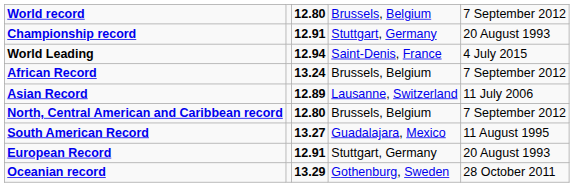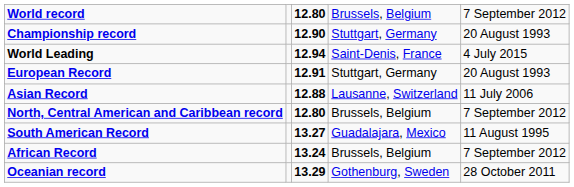(310, 34) 12.91 -> (310, 34) 12.90
rows swapped: (52, 73) <-> (59, 152)
(310, 93) 12.89 -> (310, 93) 12.88
